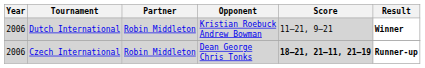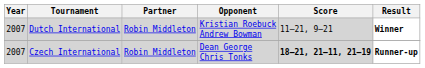(16, 29) 2006 -> (16, 29) 2007
(16, 52) 2006 -> (16, 52) 2007
